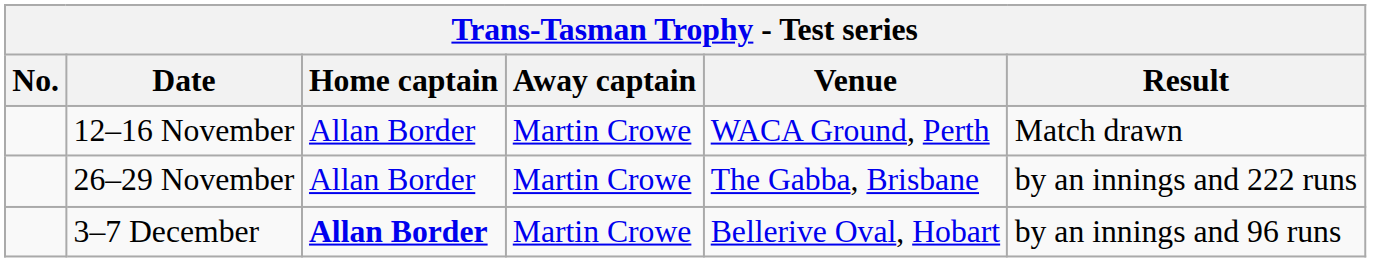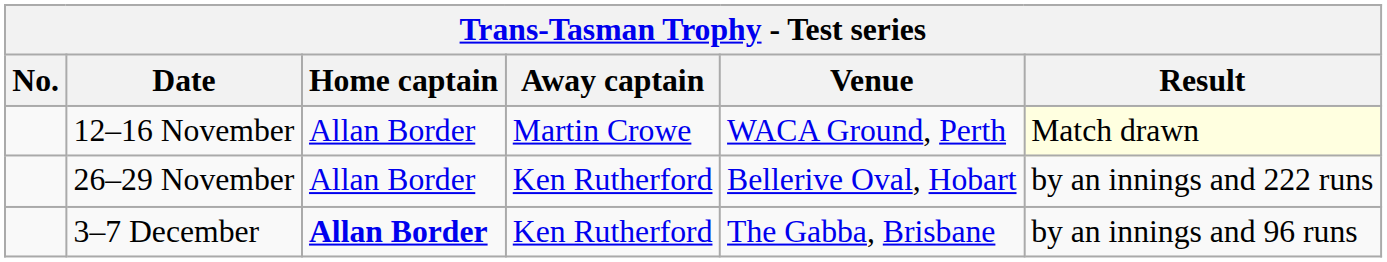(1099, 130) no background -> (1115, 130) lightyellow background
(602, 180) Martin Crowe -> (613, 180) Ken Rutherford
(845, 180) The Gabba, Brisbane -> (872, 180) Bellerive Oval, Hobart
(602, 230) Martin Crowe -> (613, 230) Ken Rutherford
(855, 230) Bellerive Oval, Hobart -> (861, 230) The Gabba, Brisbane
